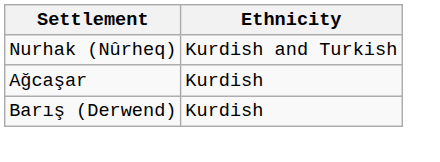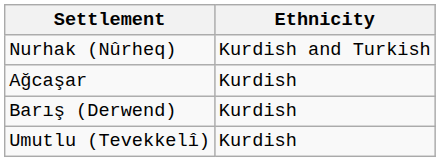+ row: (110, 141)
